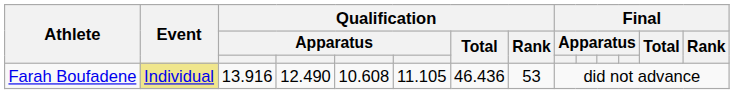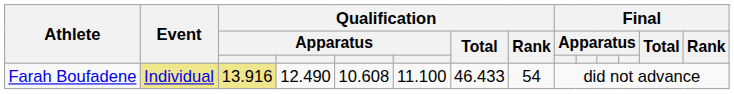(247, 76) no background -> (247, 76) khaki background
(422, 76) 11.105 -> (422, 76) 11.100
(479, 76) 46.436 -> (479, 76) 46.433
(532, 76) 53 -> (532, 76) 54
